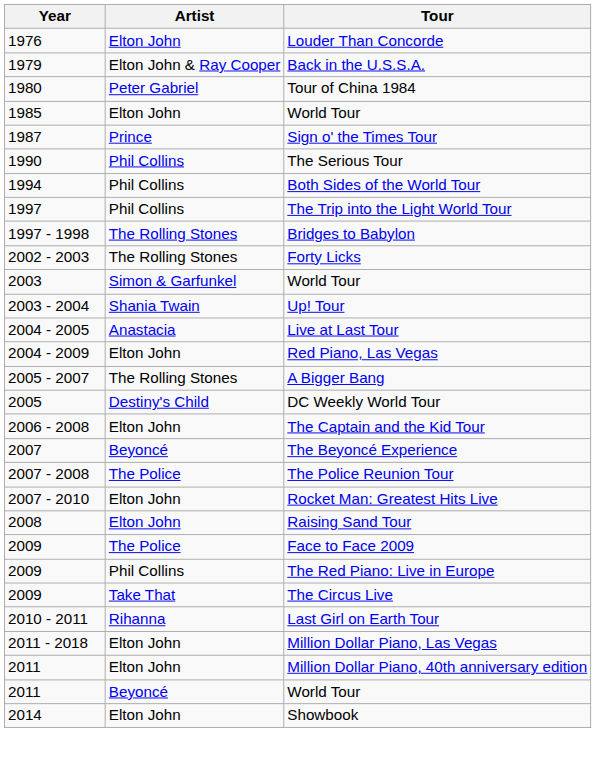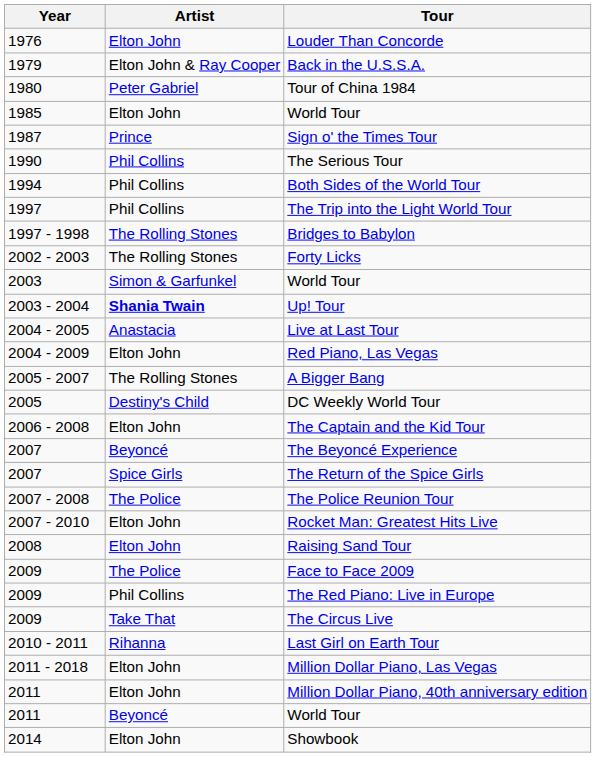(154, 305) normal -> (157, 305) bold
+ row: (25, 474)
